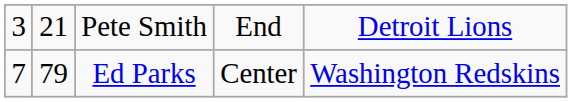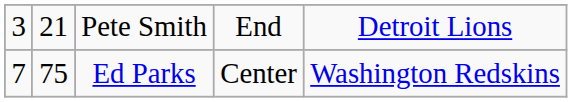(54, 73) 79 -> (54, 73) 75
